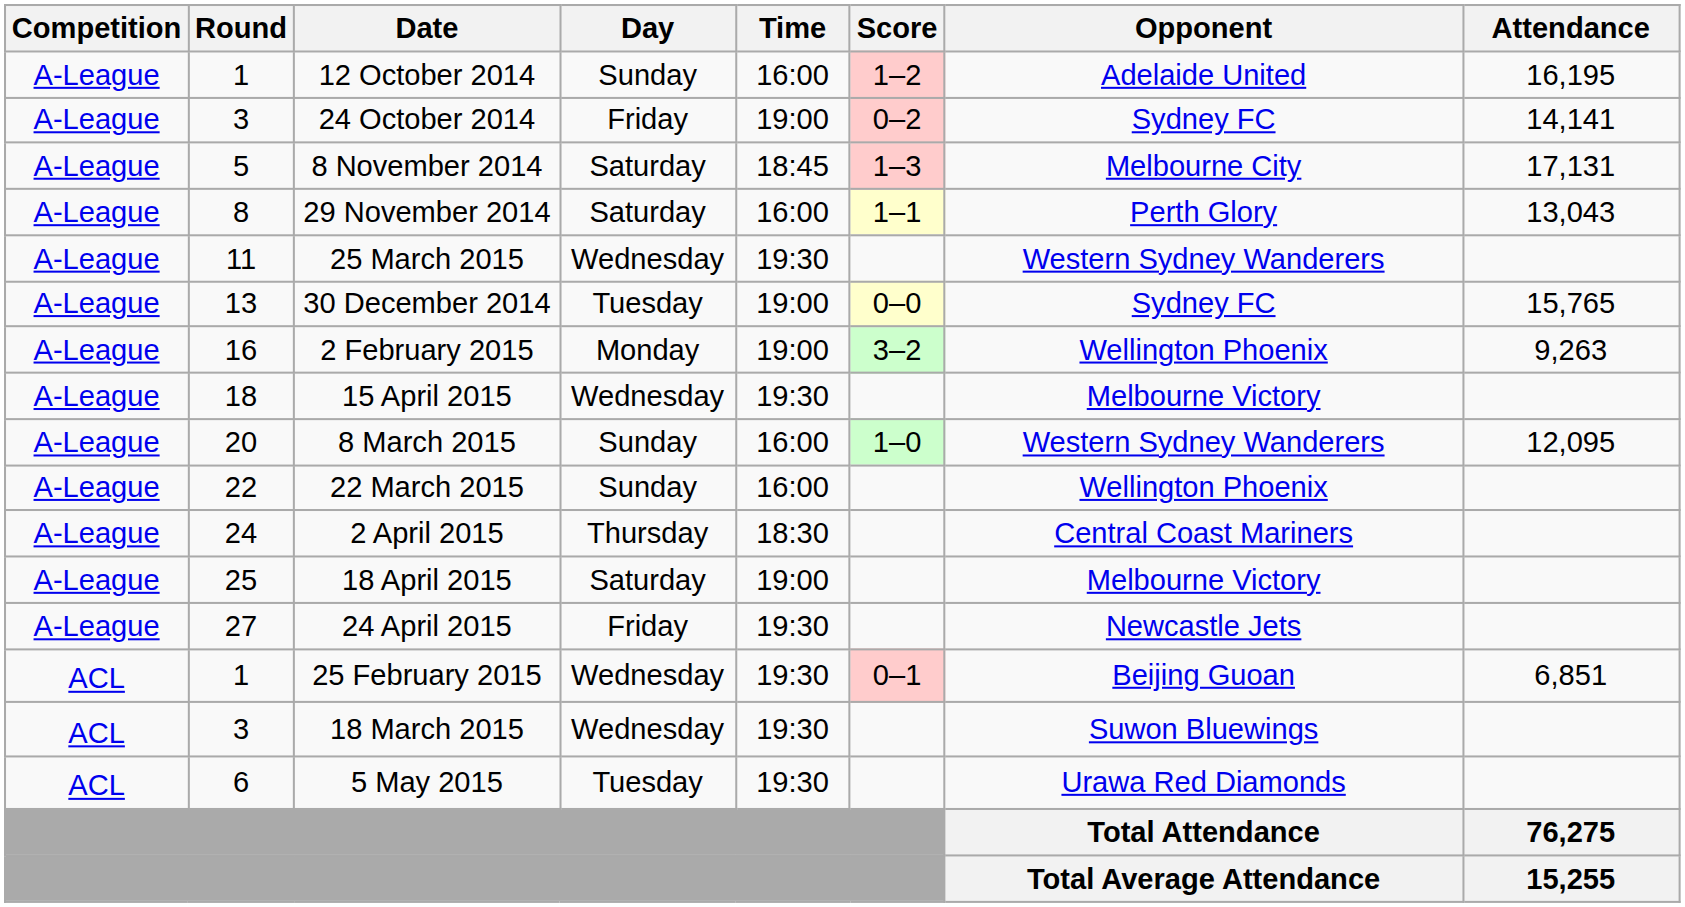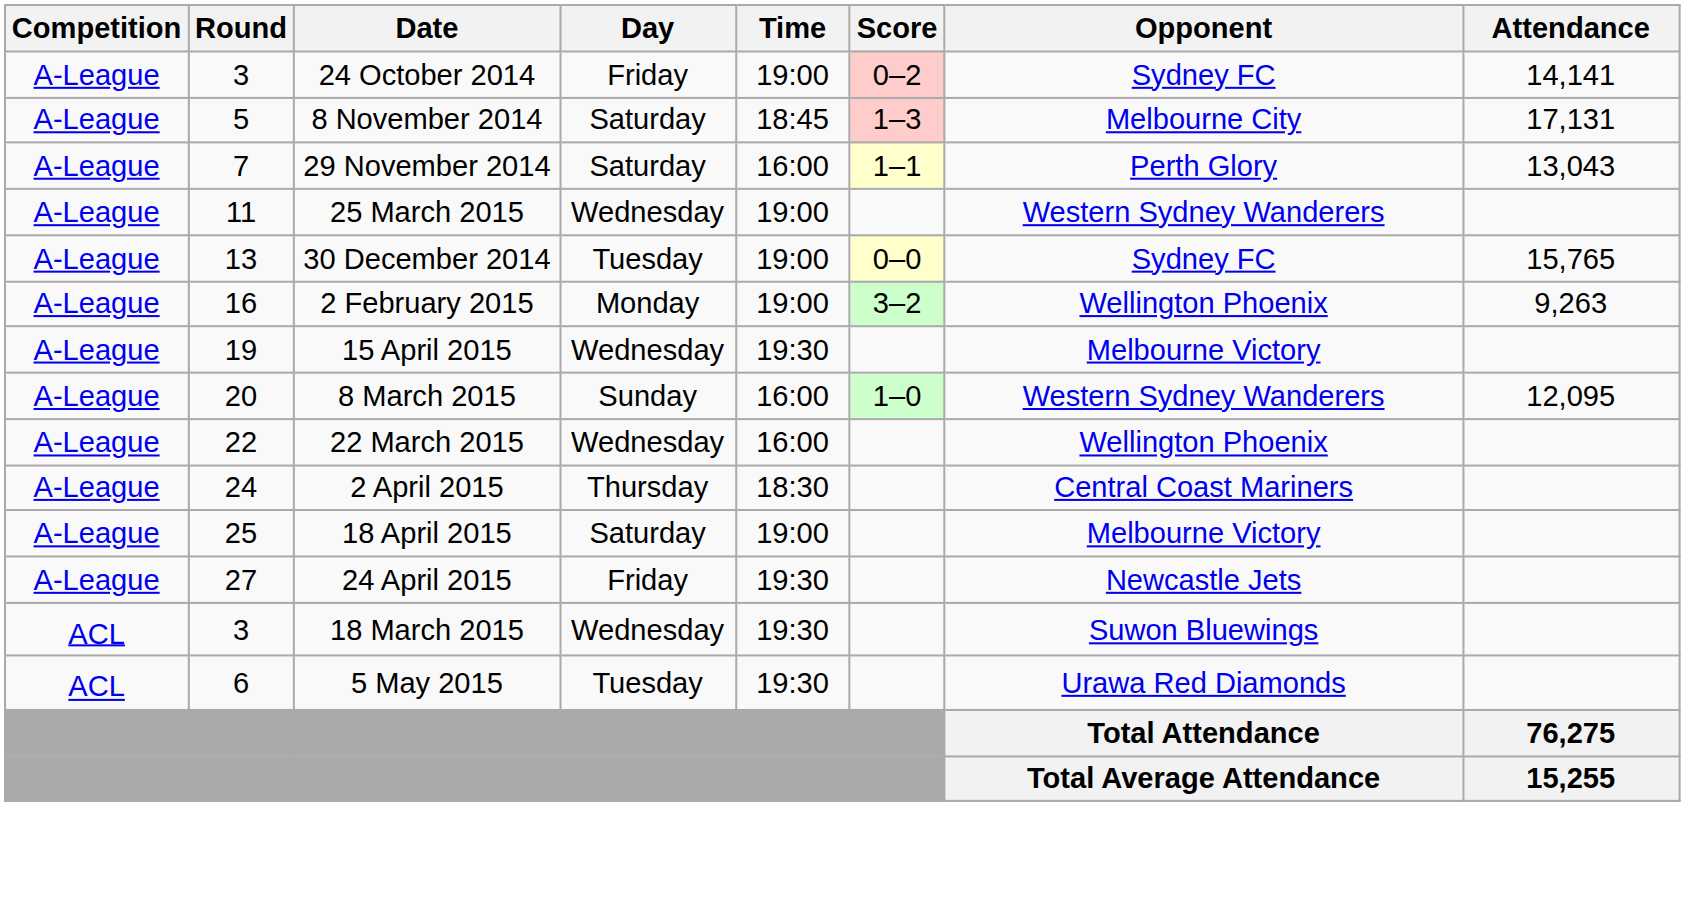- row: (427, 74)
(241, 212) 8 -> (241, 166) 7
(793, 258) 19:30 -> (793, 212) 19:00
(241, 396) 18 -> (241, 350) 19
(648, 488) Sunday -> (648, 442) Wednesday
- row: (427, 676)
